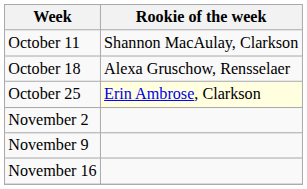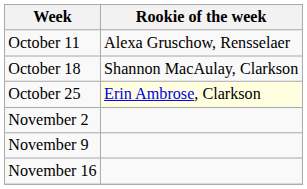(201, 42) Shannon MacAulay, Clarkson -> (197, 42) Alexa Gruschow, Rensselaer
(197, 68) Alexa Gruschow, Rensselaer -> (201, 68) Shannon MacAulay, Clarkson
